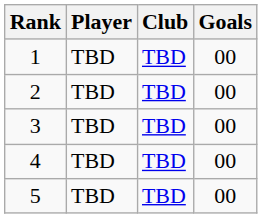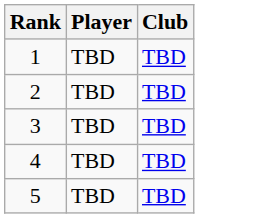- column: (225, 21)
